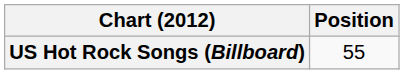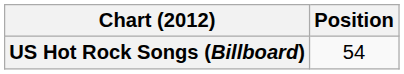(354, 52) 55 -> (354, 52) 54
